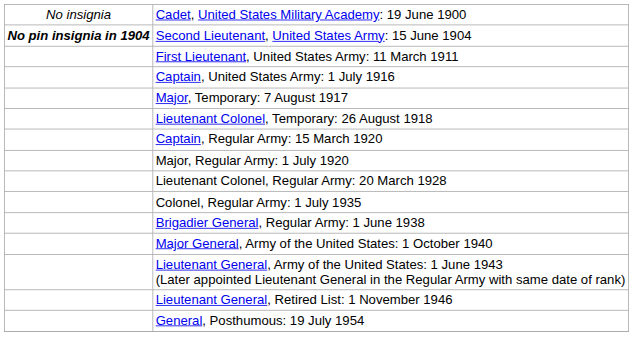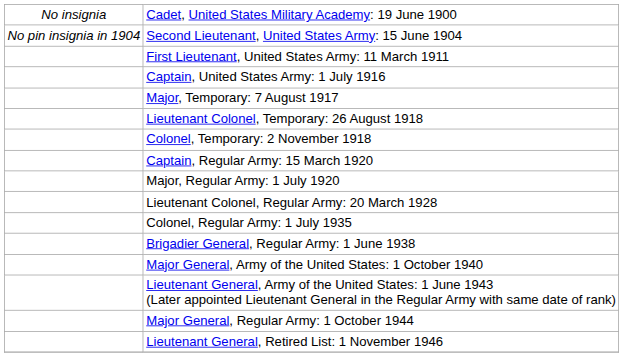(79, 35) bold -> (74, 35) normal
+ row: (259, 139)
+ row: (280, 320)
- row: (260, 320)
